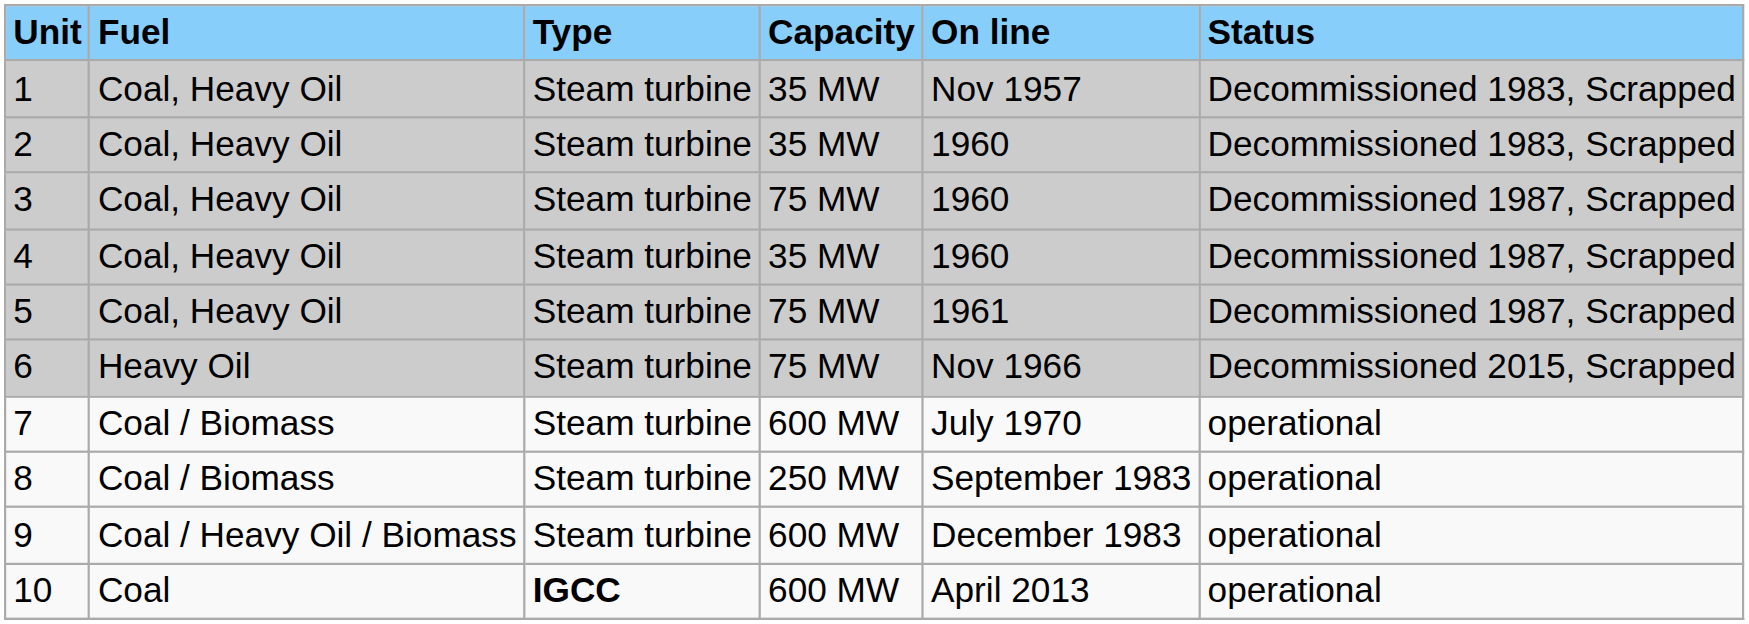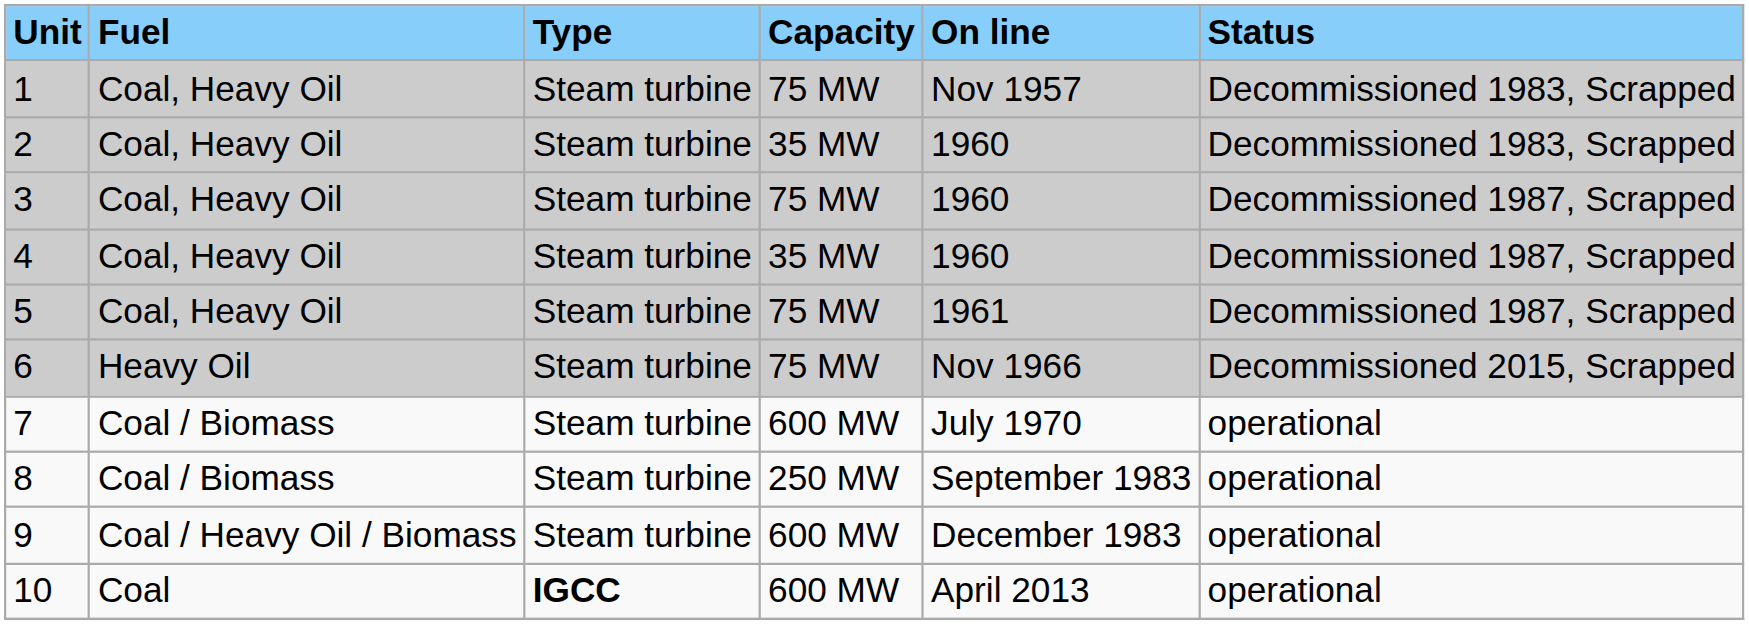(824, 88) 35 MW -> (824, 88) 75 MW
